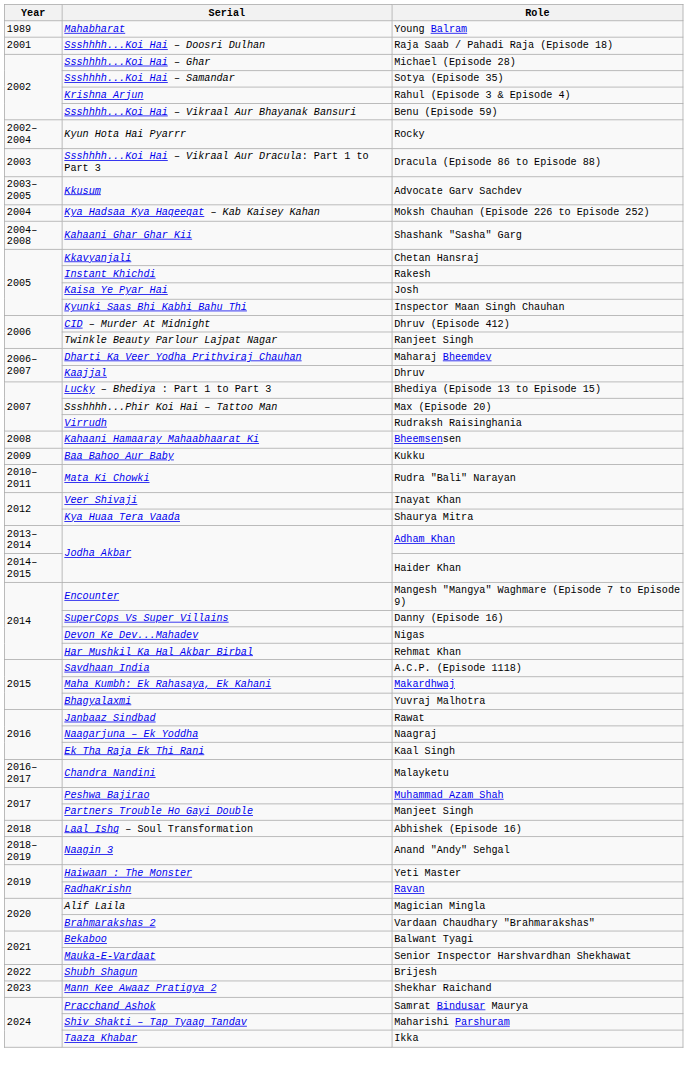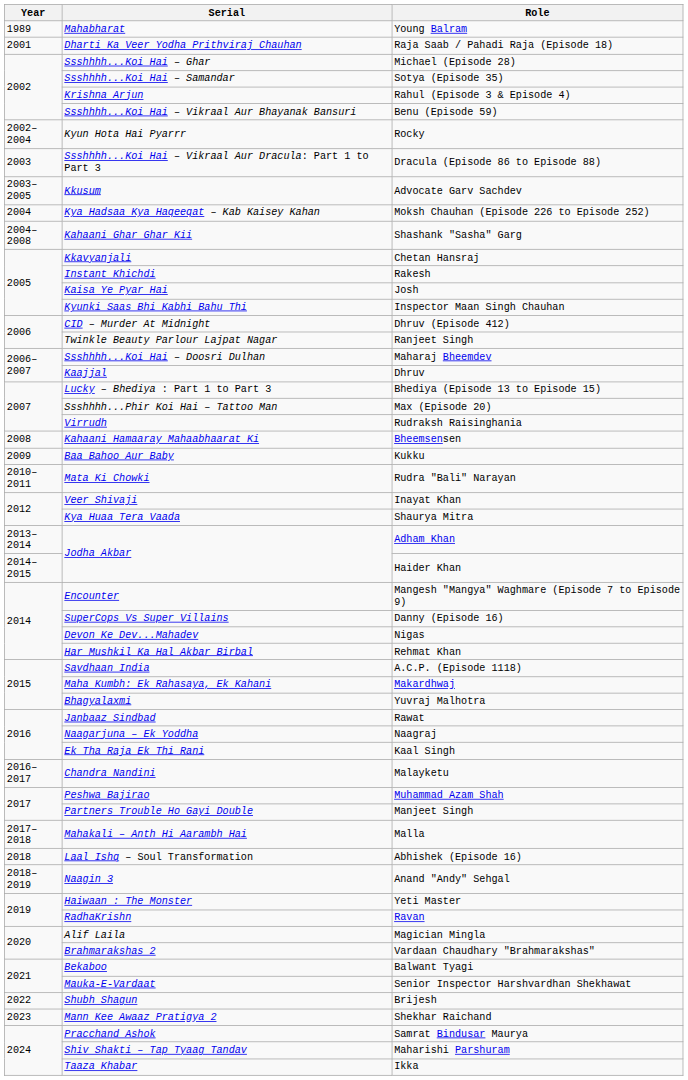(165, 46) Ssshhhh...Koi Hai – Doosri Dulhan -> (183, 46) Dharti Ka Veer Yodha Prithviraj Chauhan
(183, 357) Dharti Ka Veer Yodha Prithviraj Chauhan -> (165, 357) Ssshhhh...Koi Hai – Doosri Dulhan
+ row: (409, 834)
